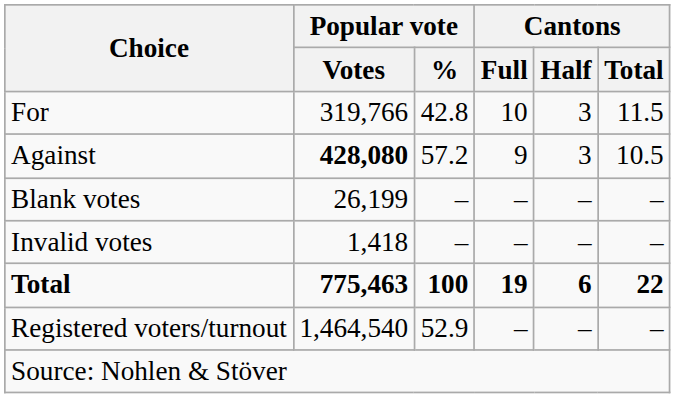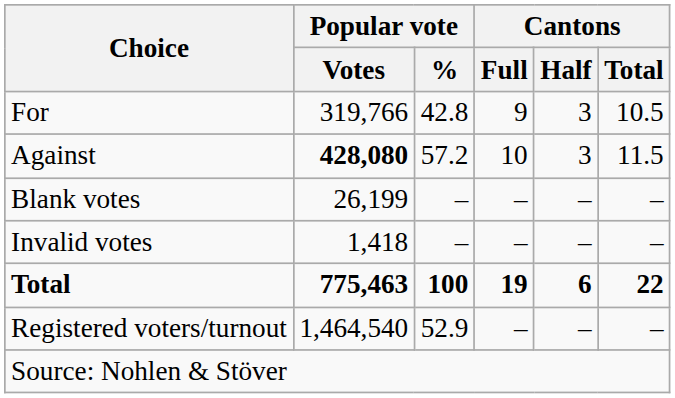(514, 112) 10 -> (521, 112) 9
(640, 112) 11.5 -> (640, 112) 10.5
(521, 155) 9 -> (514, 155) 10
(640, 155) 10.5 -> (640, 155) 11.5
